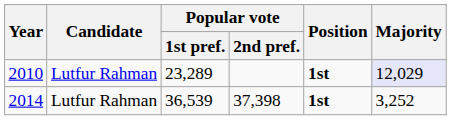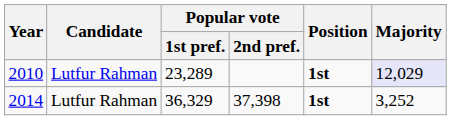(189, 100) 36,539 -> (189, 100) 36,329
